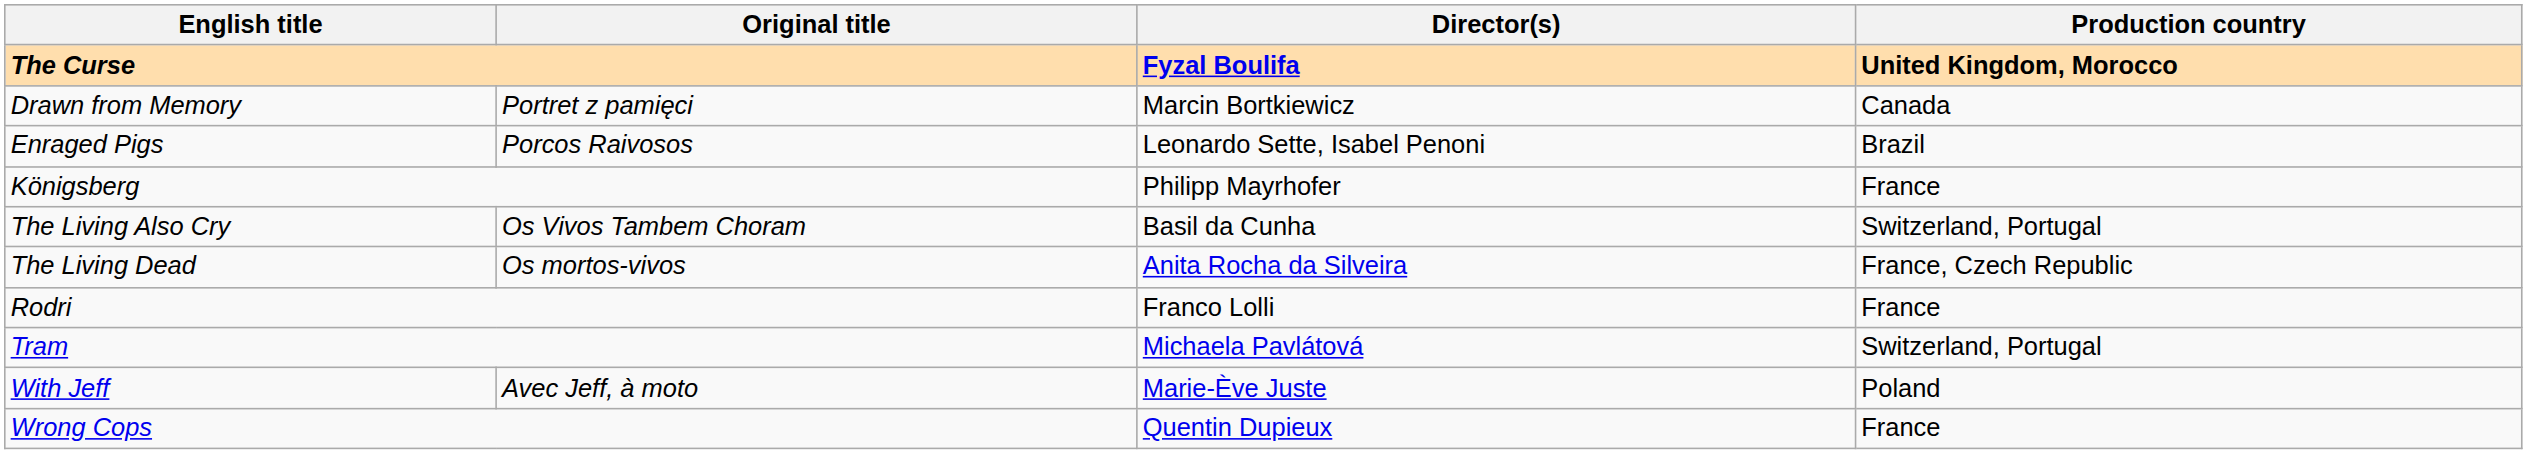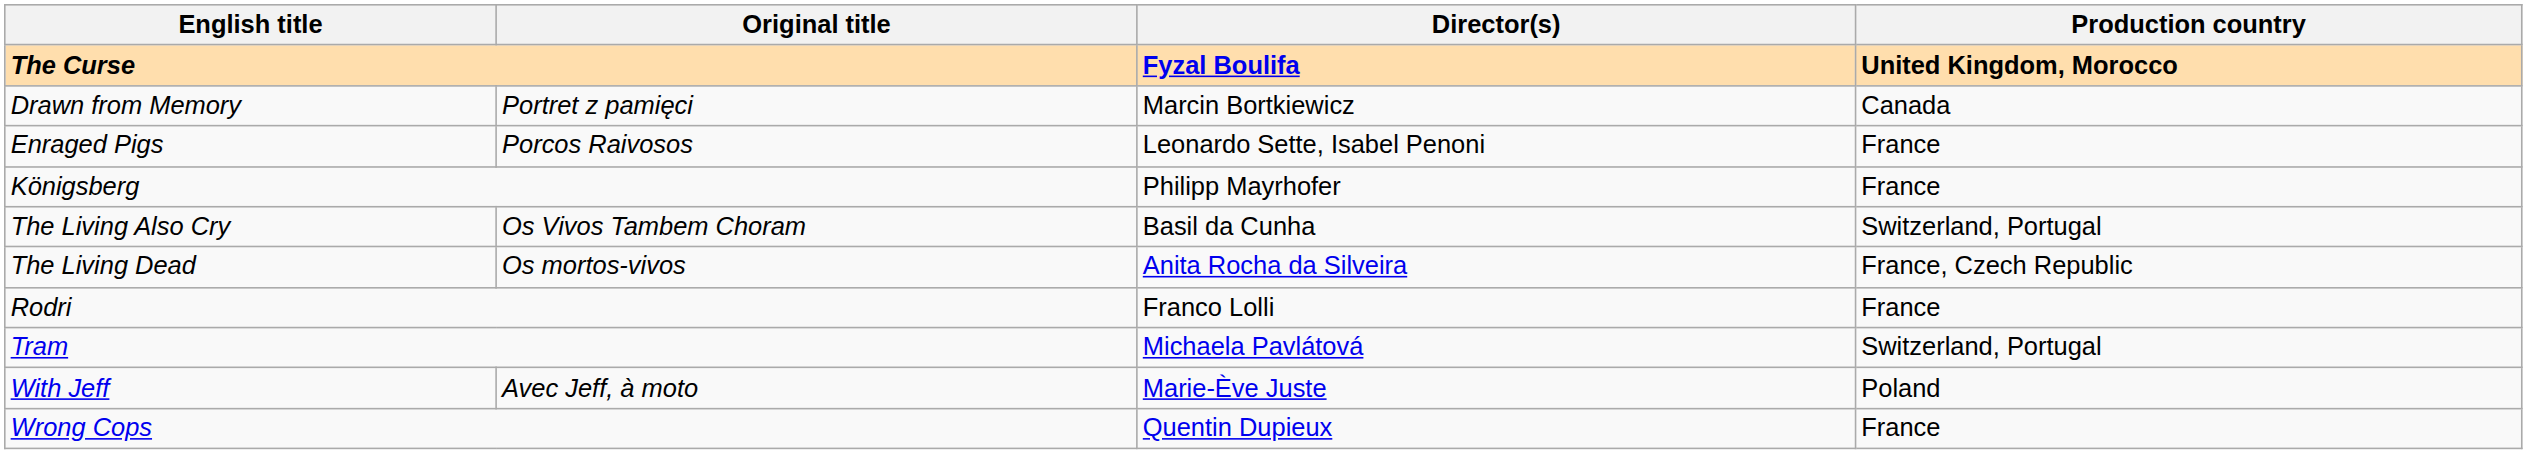(1893, 145) Brazil -> (1901, 145) France
